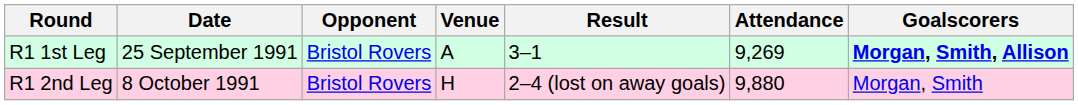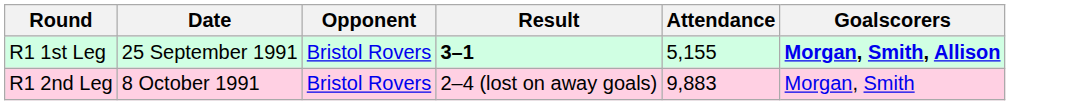- column: (470, 20)
(525, 52) normal -> (457, 52) bold
(760, 52) 9,269 -> (692, 52) 5,155
(760, 83) 9,880 -> (692, 83) 9,883
